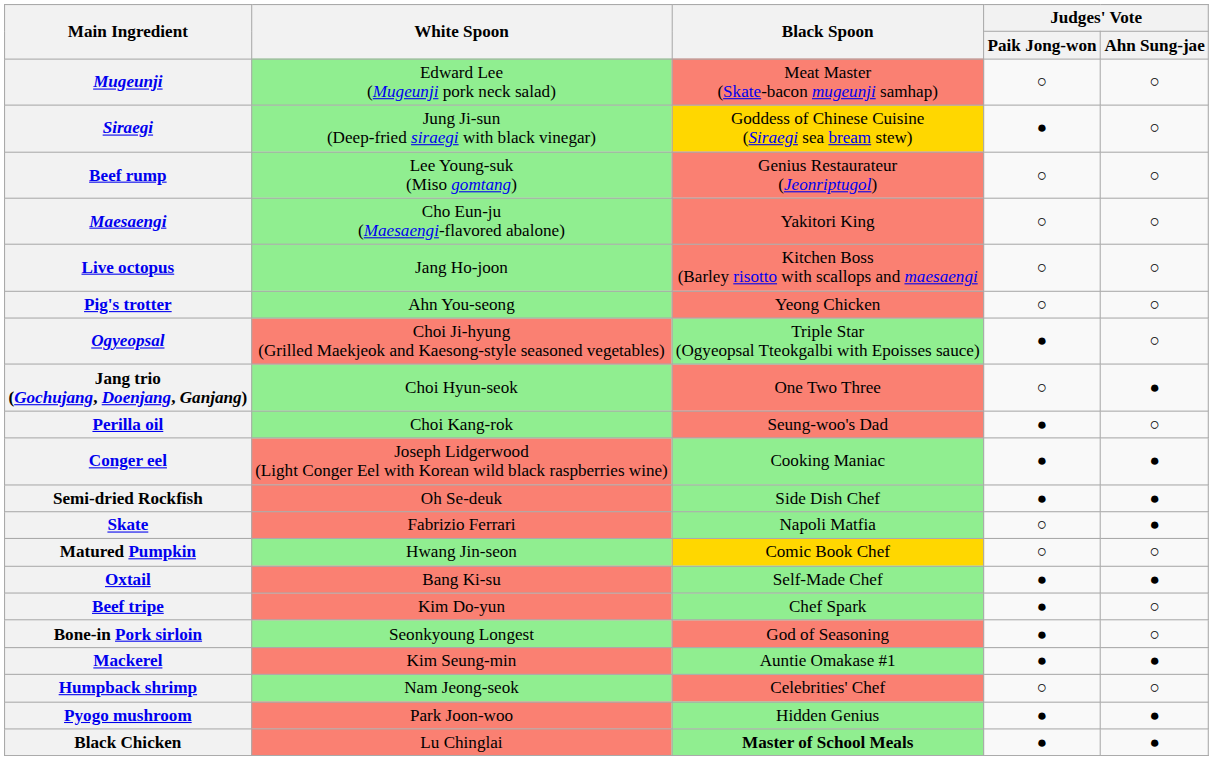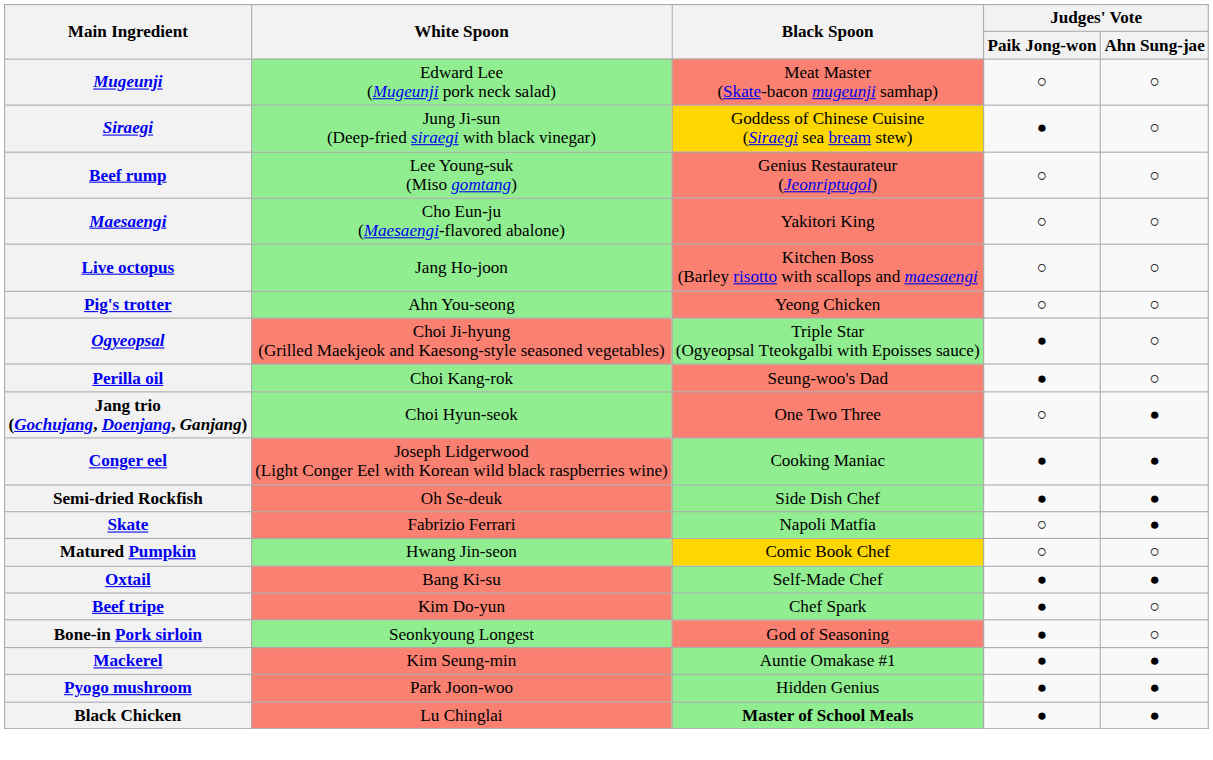rows swapped: (128, 424) <-> (128, 387)
- row: (128, 688)
